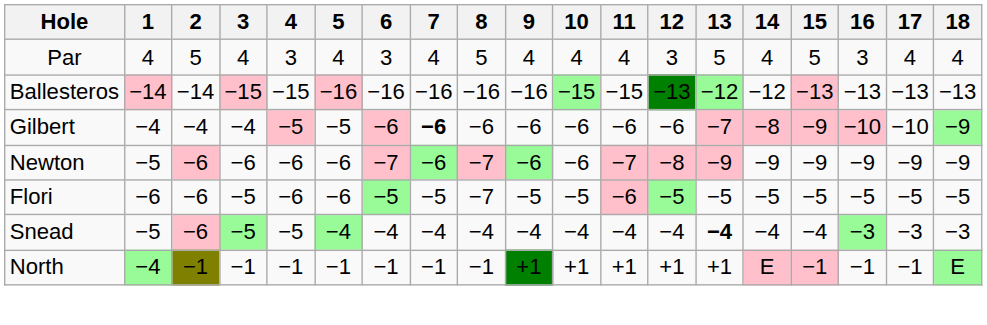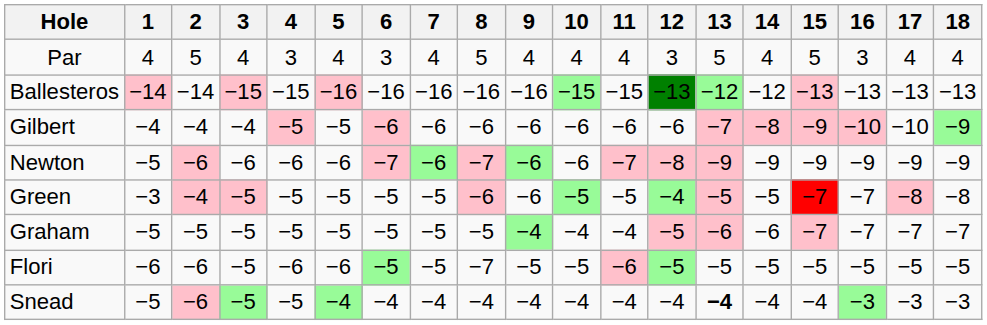(434, 127) bold -> (434, 127) normal
+ row: (40, 197)
+ row: (50, 232)
- row: (37, 267)
